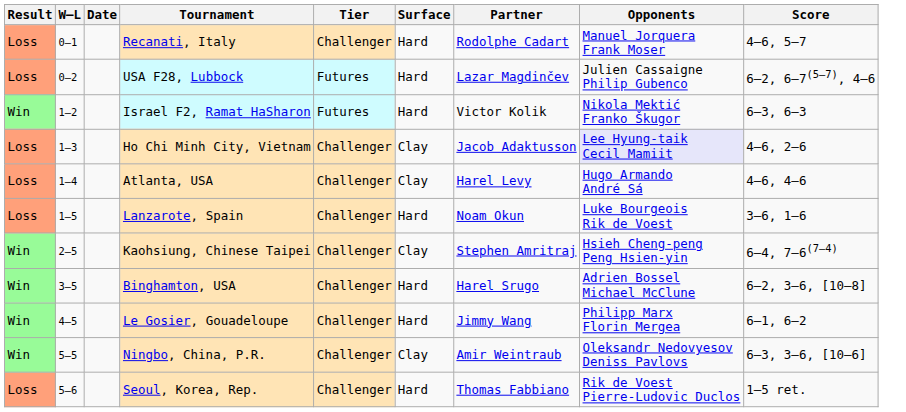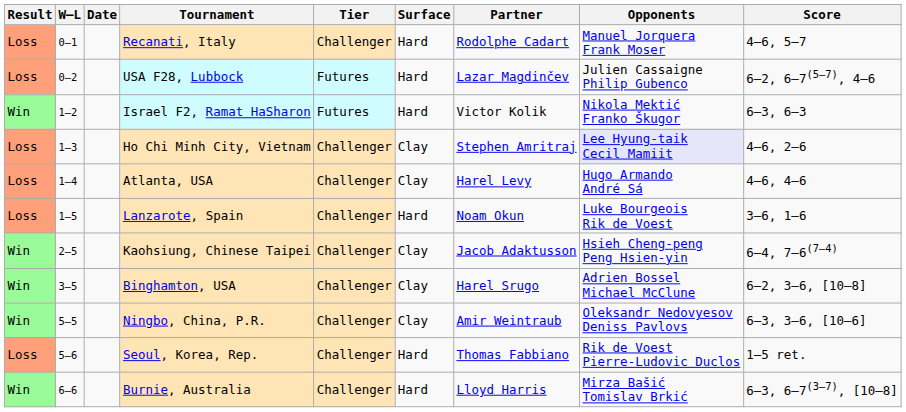(516, 146) Jacob Adaktusson -> (516, 146) Stephen Amritraj
(516, 251) Stephen Amritraj -> (516, 251) Jacob Adaktusson
(413, 285) Hard -> (413, 285) Clay
- row: (206, 320)
+ row: (187, 390)
